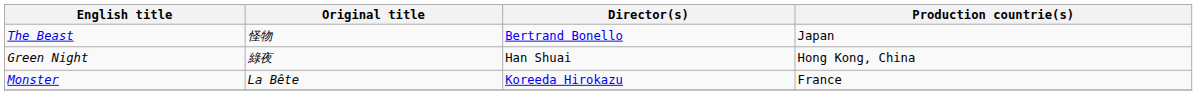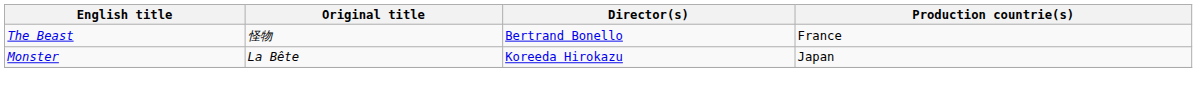(816, 36) Japan -> (820, 36) France
- row: (48, 58)
(820, 80) France -> (816, 57) Japan
